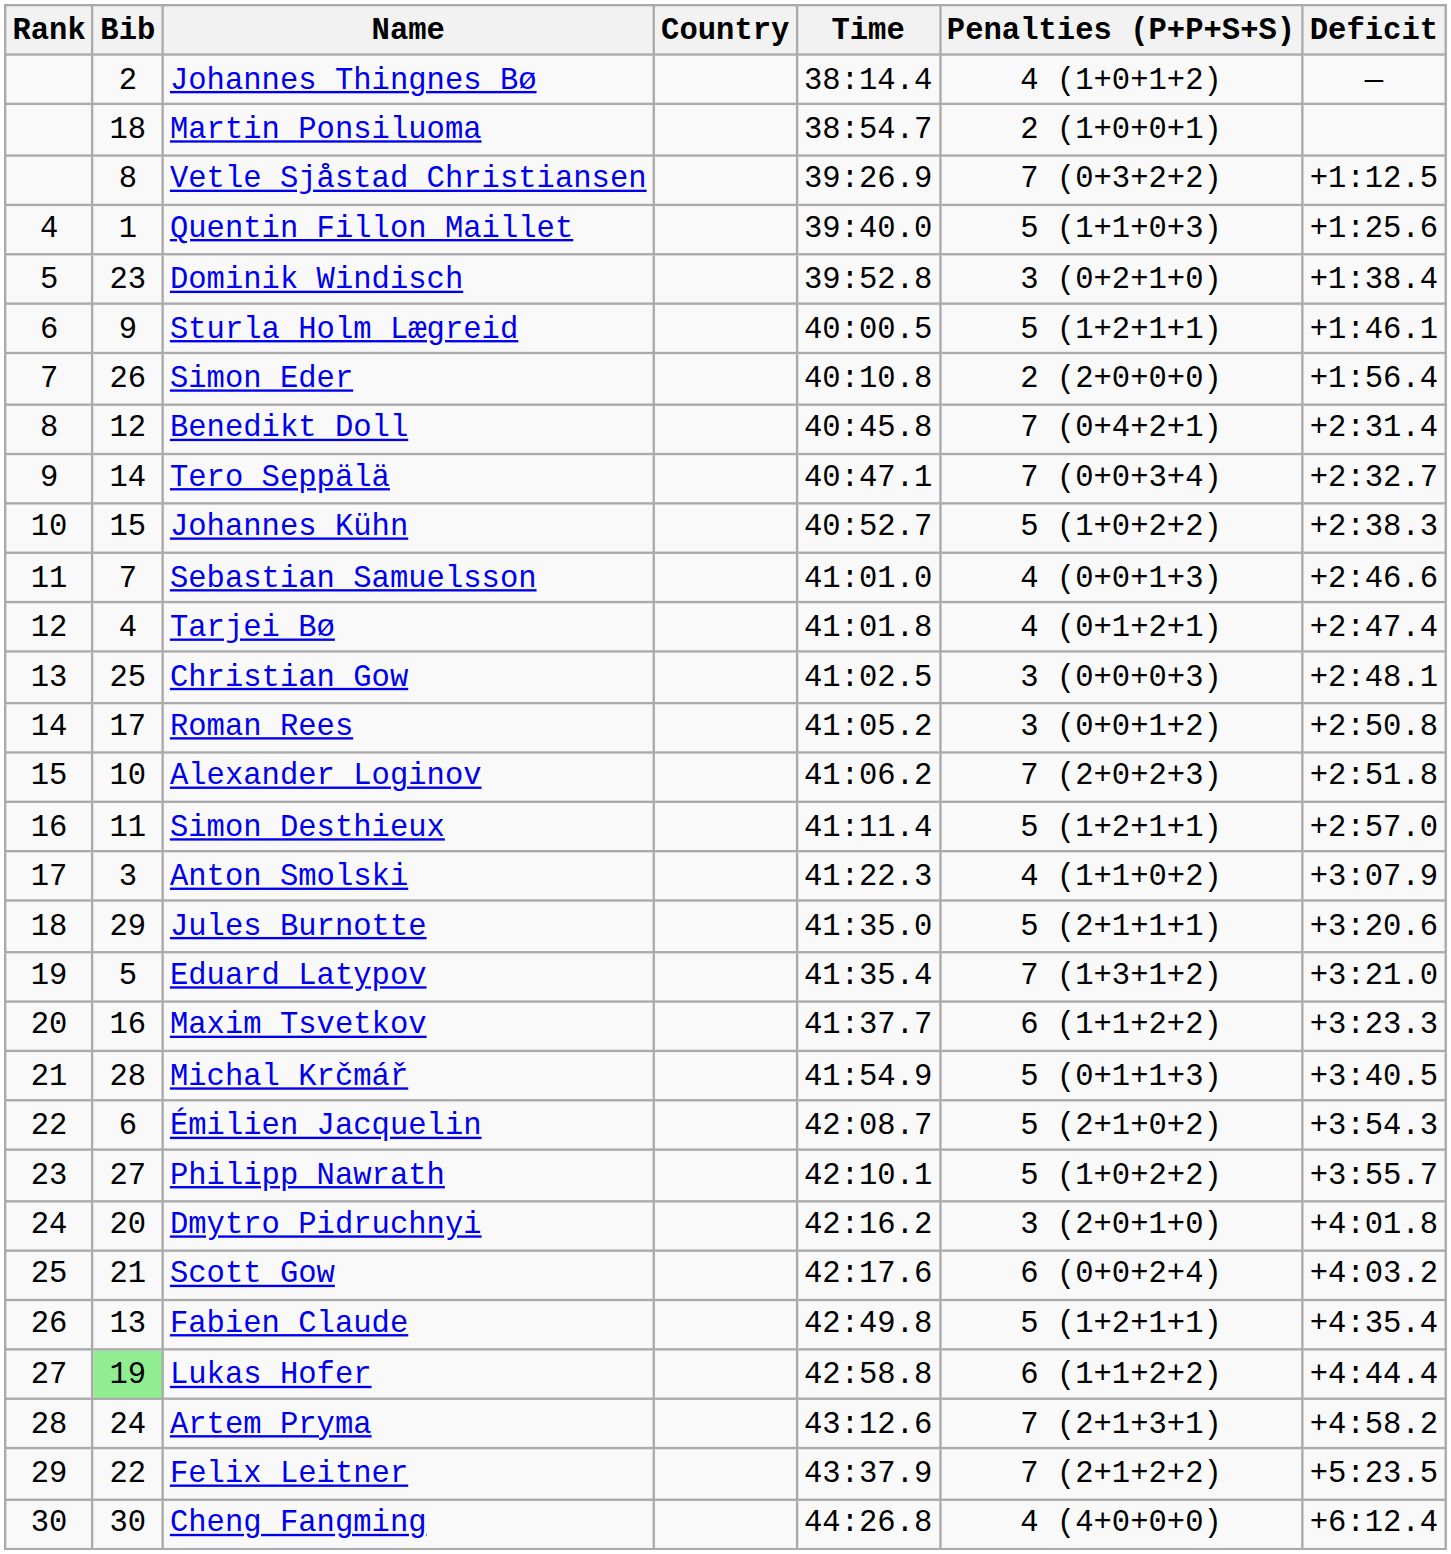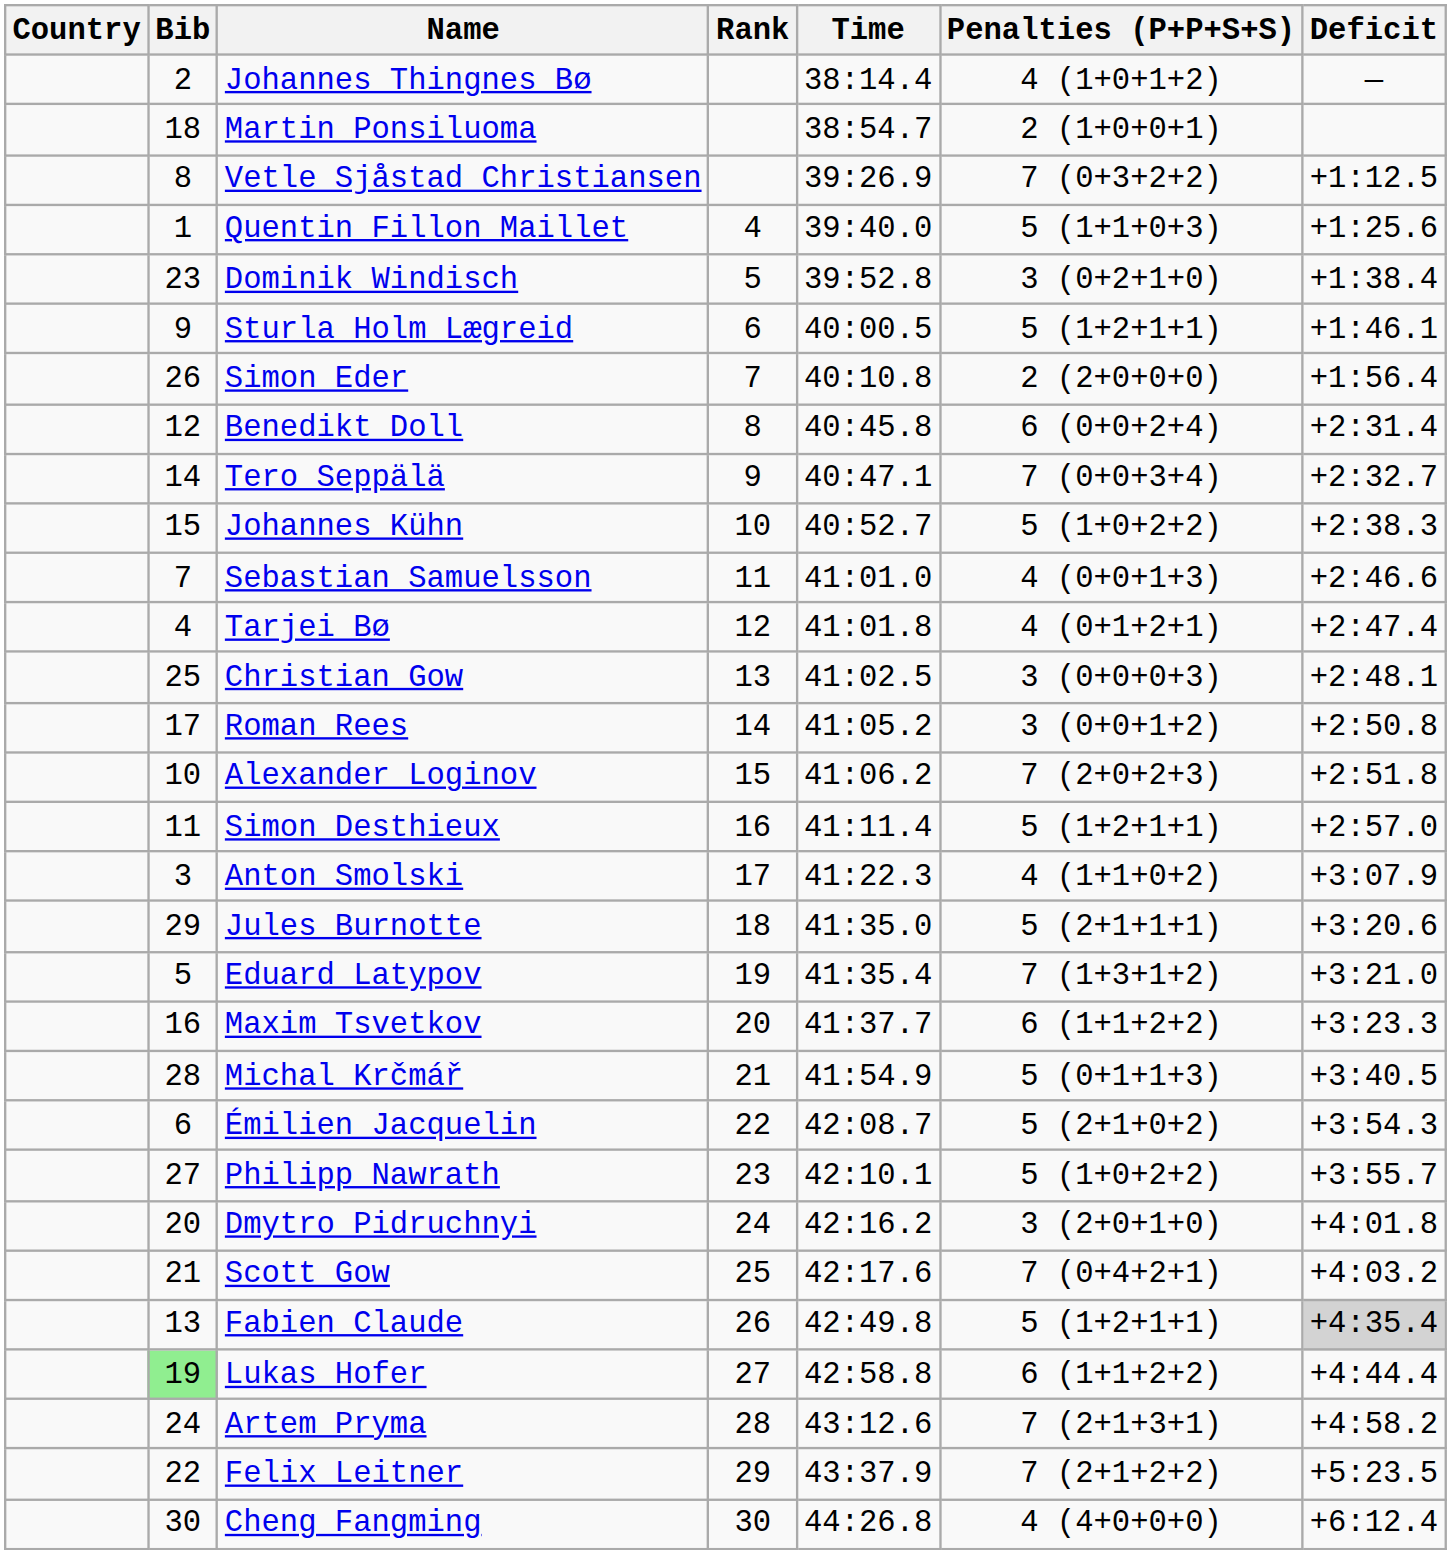columns swapped: (49, 30) <-> (725, 30)
(1121, 428) 7 (0+4+2+1) -> (1121, 428) 6 (0+0+2+4)
(1121, 1275) 6 (0+0+2+4) -> (1121, 1275) 7 (0+4+2+1)
(1374, 1325) no background -> (1374, 1325) lightgrey background
